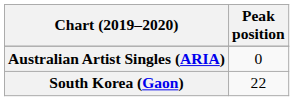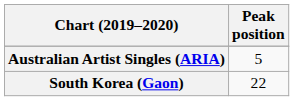(258, 58) 0 -> (258, 58) 5
